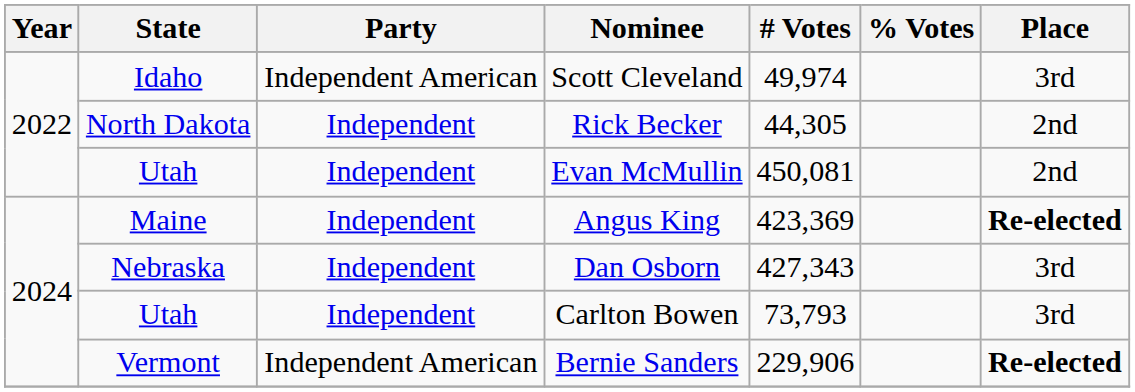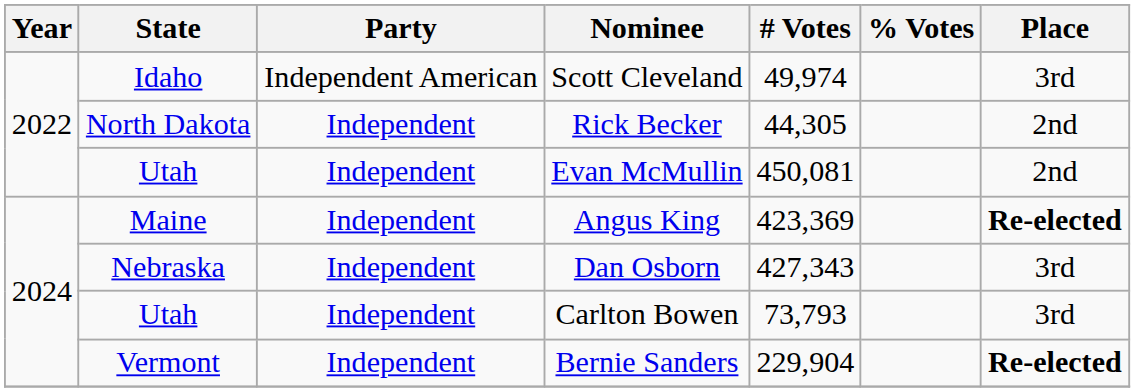(401, 362) Independent American -> (401, 362) Independent
(805, 362) 229,906 -> (805, 362) 229,904
